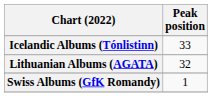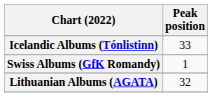rows swapped: (83, 63) <-> (83, 82)
